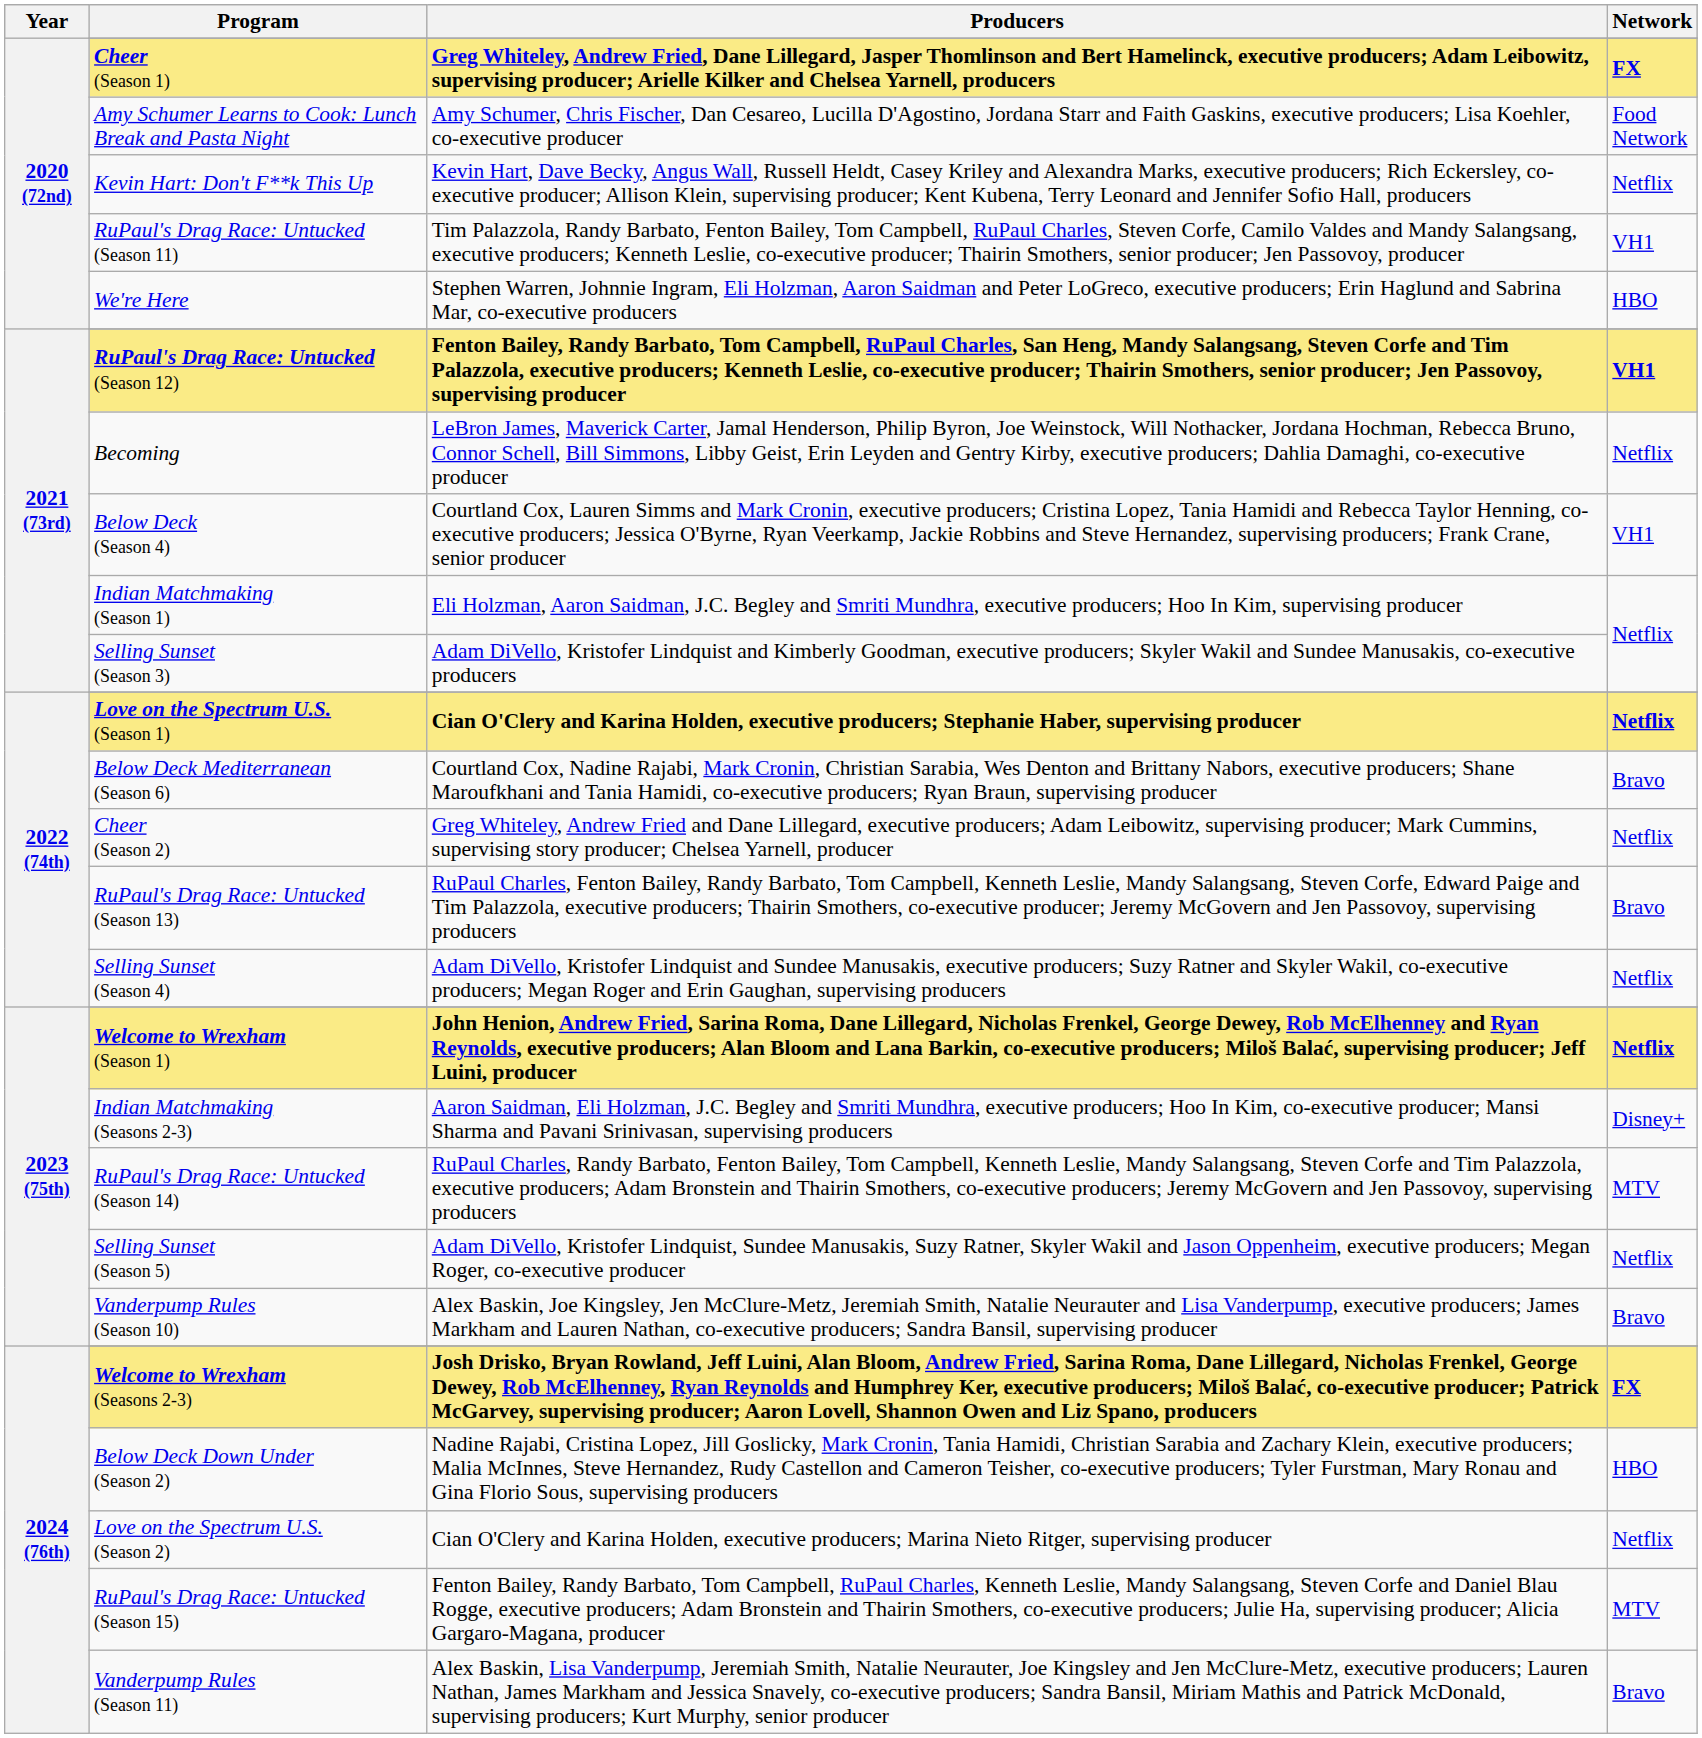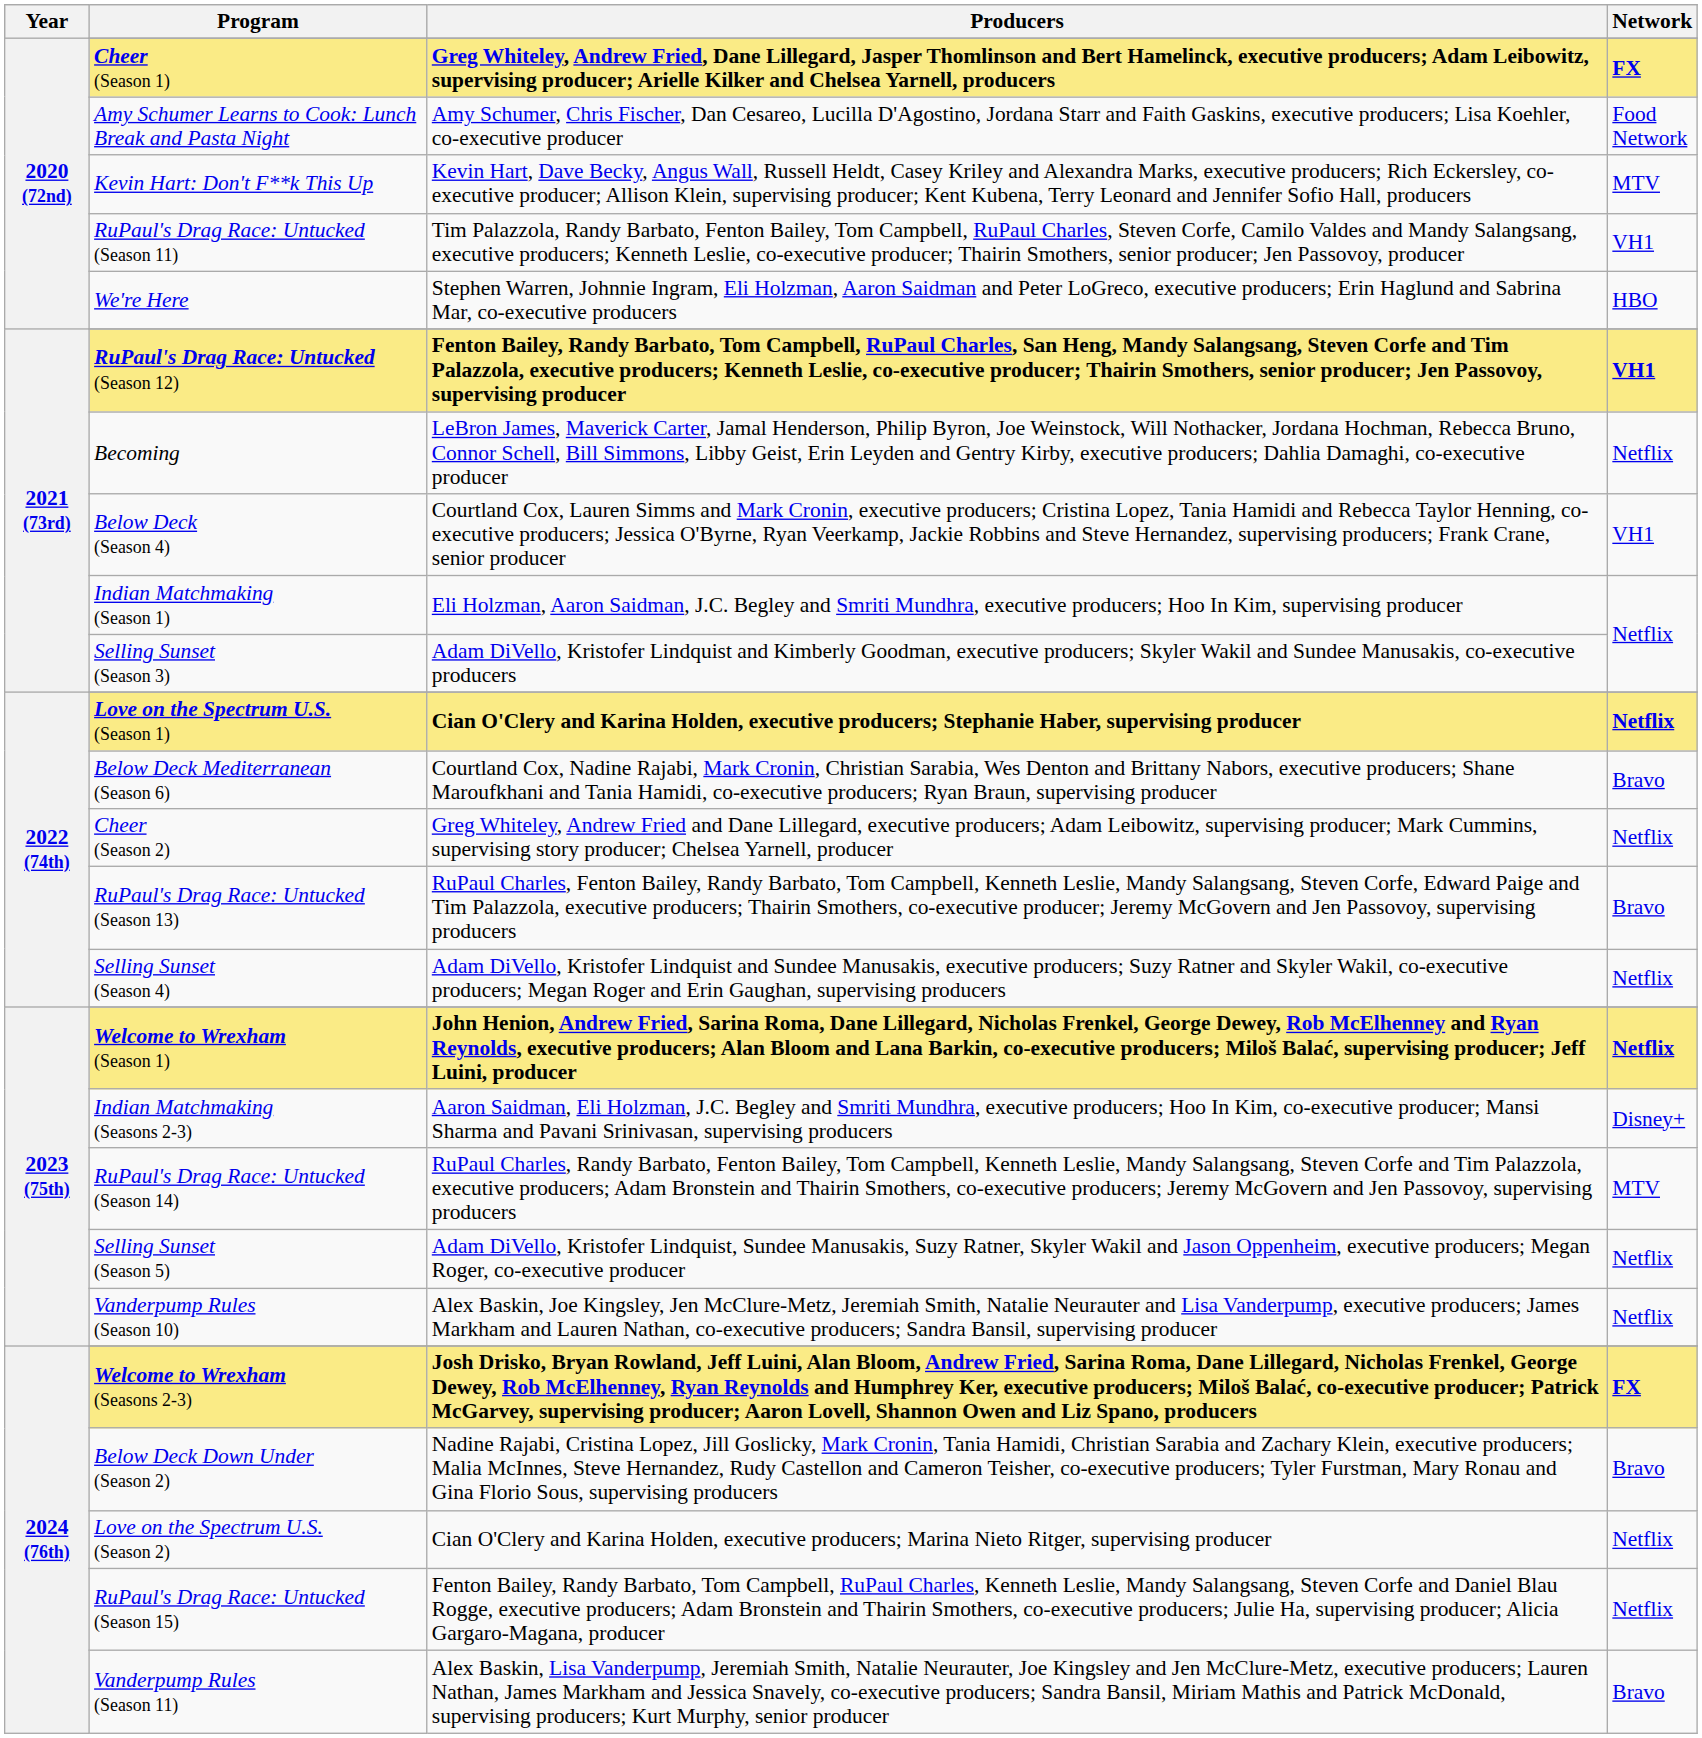(1643, 183) Netflix -> (1636, 183) MTV
(1639, 1316) Bravo -> (1643, 1316) Netflix
(1635, 1469) HBO -> (1639, 1469) Bravo
(1636, 1609) MTV -> (1643, 1609) Netflix
